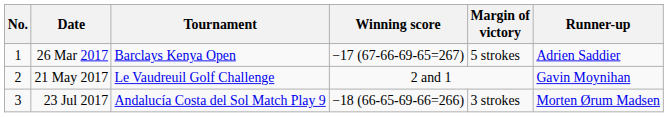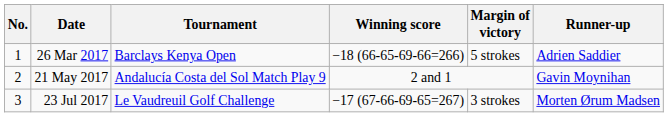(398, 55) −17 (67-66-69-65=267) -> (398, 55) −18 (66-65-69-66=266)
(194, 78) Le Vaudreuil Golf Challenge -> (220, 78) Andalucía Costa del Sol Match Play 9
(220, 100) Andalucía Costa del Sol Match Play 9 -> (194, 100) Le Vaudreuil Golf Challenge
(398, 100) −18 (66-65-69-66=266) -> (398, 100) −17 (67-66-69-65=267)
